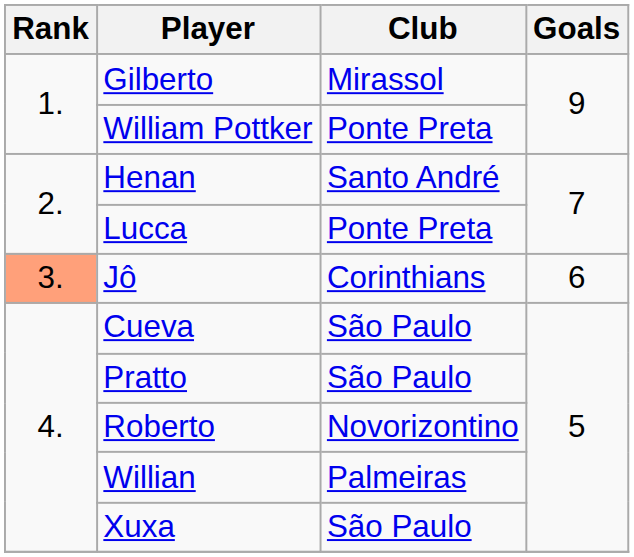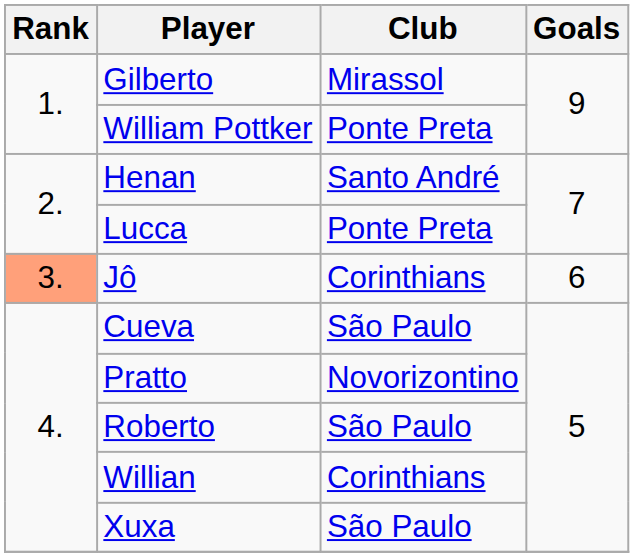(399, 377) São Paulo -> (423, 377) Novorizontino
(423, 427) Novorizontino -> (399, 427) São Paulo
(397, 476) Palmeiras -> (406, 476) Corinthians
